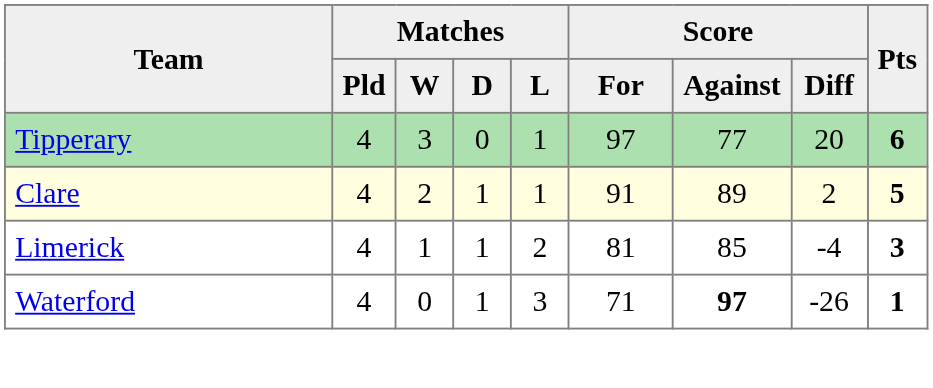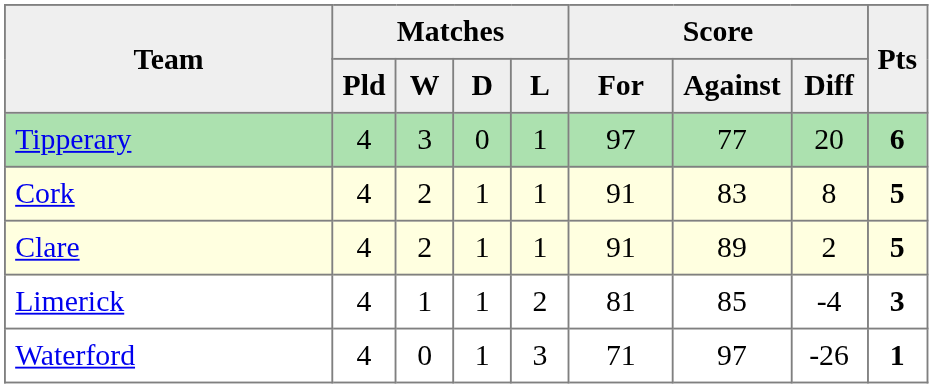+ row: (45, 193)
(732, 301) bold -> (732, 355) normal
